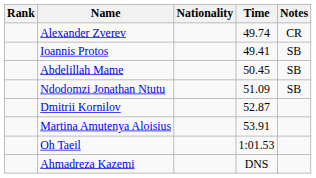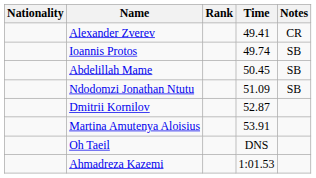columns swapped: (21, 13) <-> (205, 13)
(257, 32) 49.74 -> (257, 32) 49.41
(257, 51) 49.41 -> (257, 51) 49.74
(257, 145) 1:01.53 -> (257, 145) DNS
(257, 164) DNS -> (257, 164) 1:01.53
